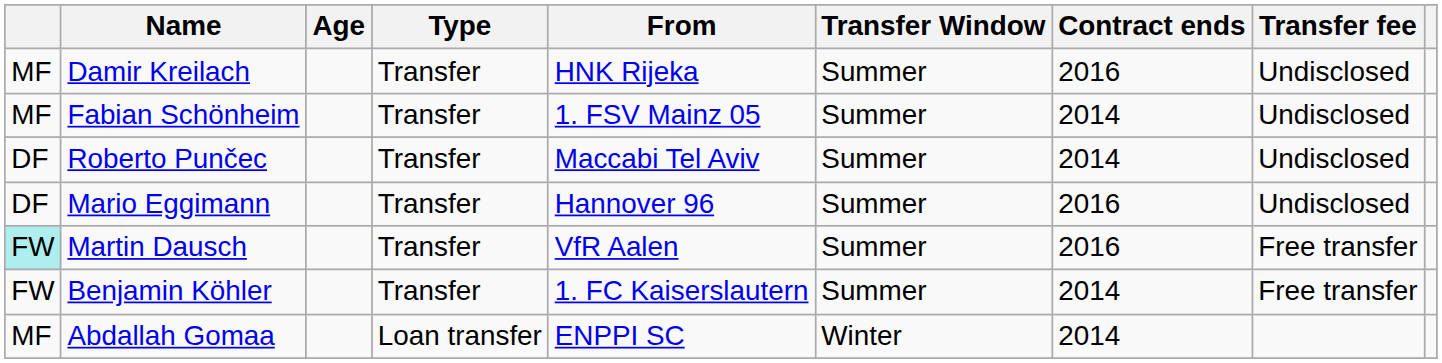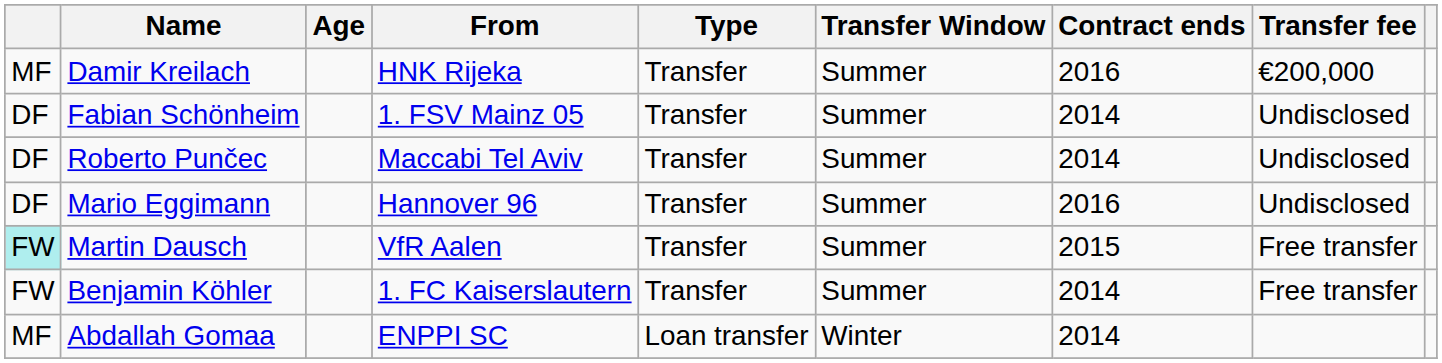columns swapped: (682, 26) <-> (460, 26)
(1334, 70) Undisclosed -> (1316, 70) €200,000
(31, 114) MF -> (30, 114) DF
(1089, 247) 2016 -> (1089, 247) 2015
